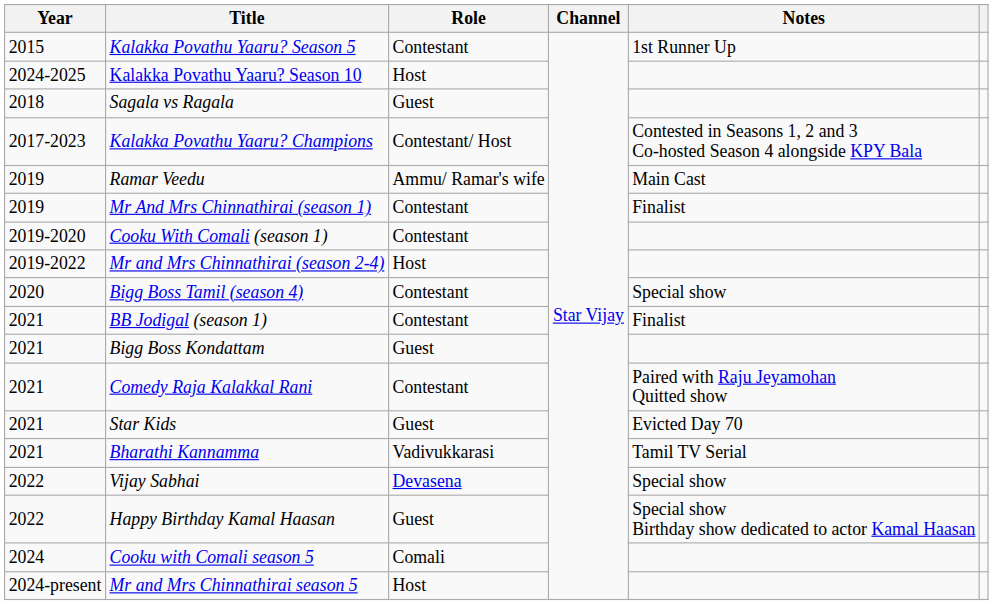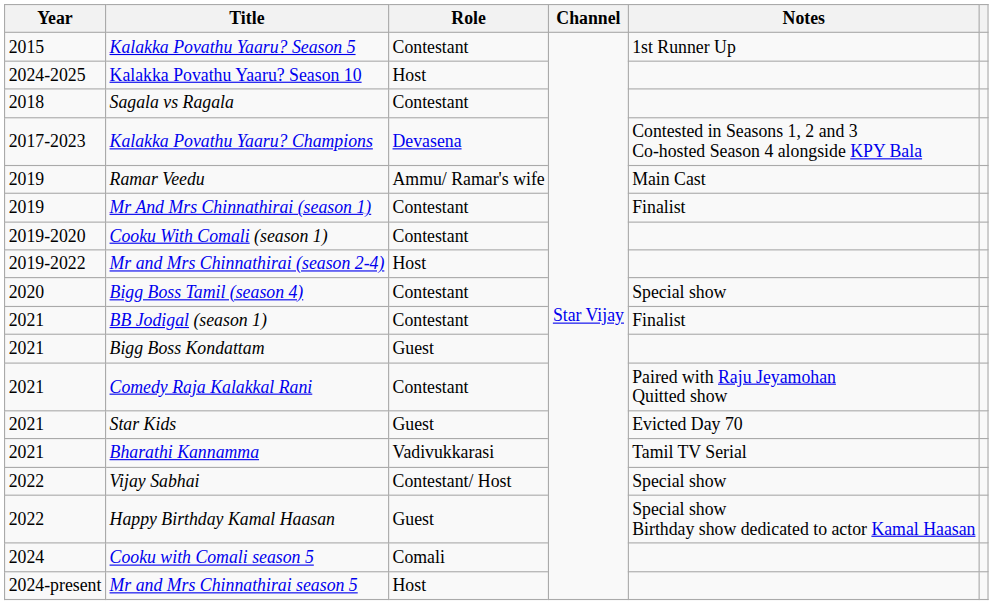(413, 103) Guest -> (431, 103) Contestant
(452, 141) Contestant/ Host -> (427, 141) Devasena
(427, 481) Devasena -> (452, 481) Contestant/ Host
